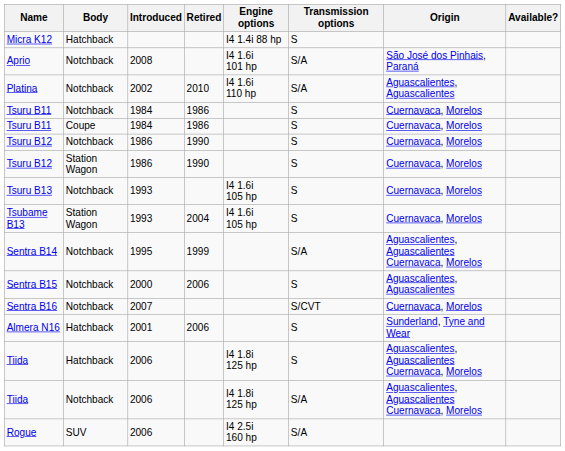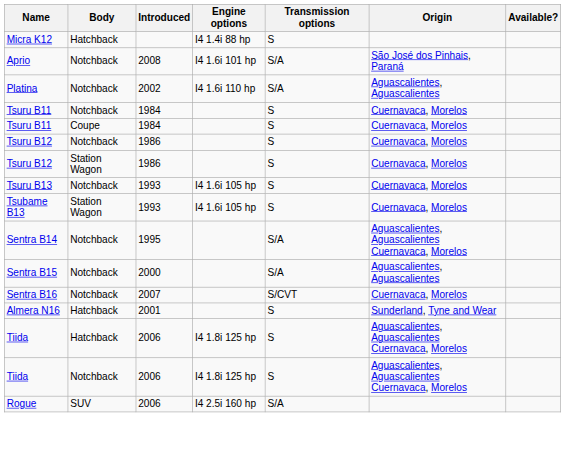- column: (204, 18)
(294, 284) S -> (276, 273) S/A
(299, 399) S/A -> (271, 377) S
